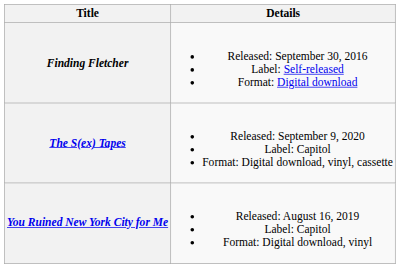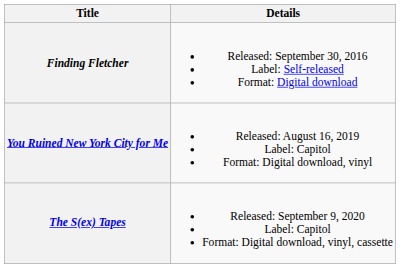rows swapped: (88, 223) <-> (88, 143)
